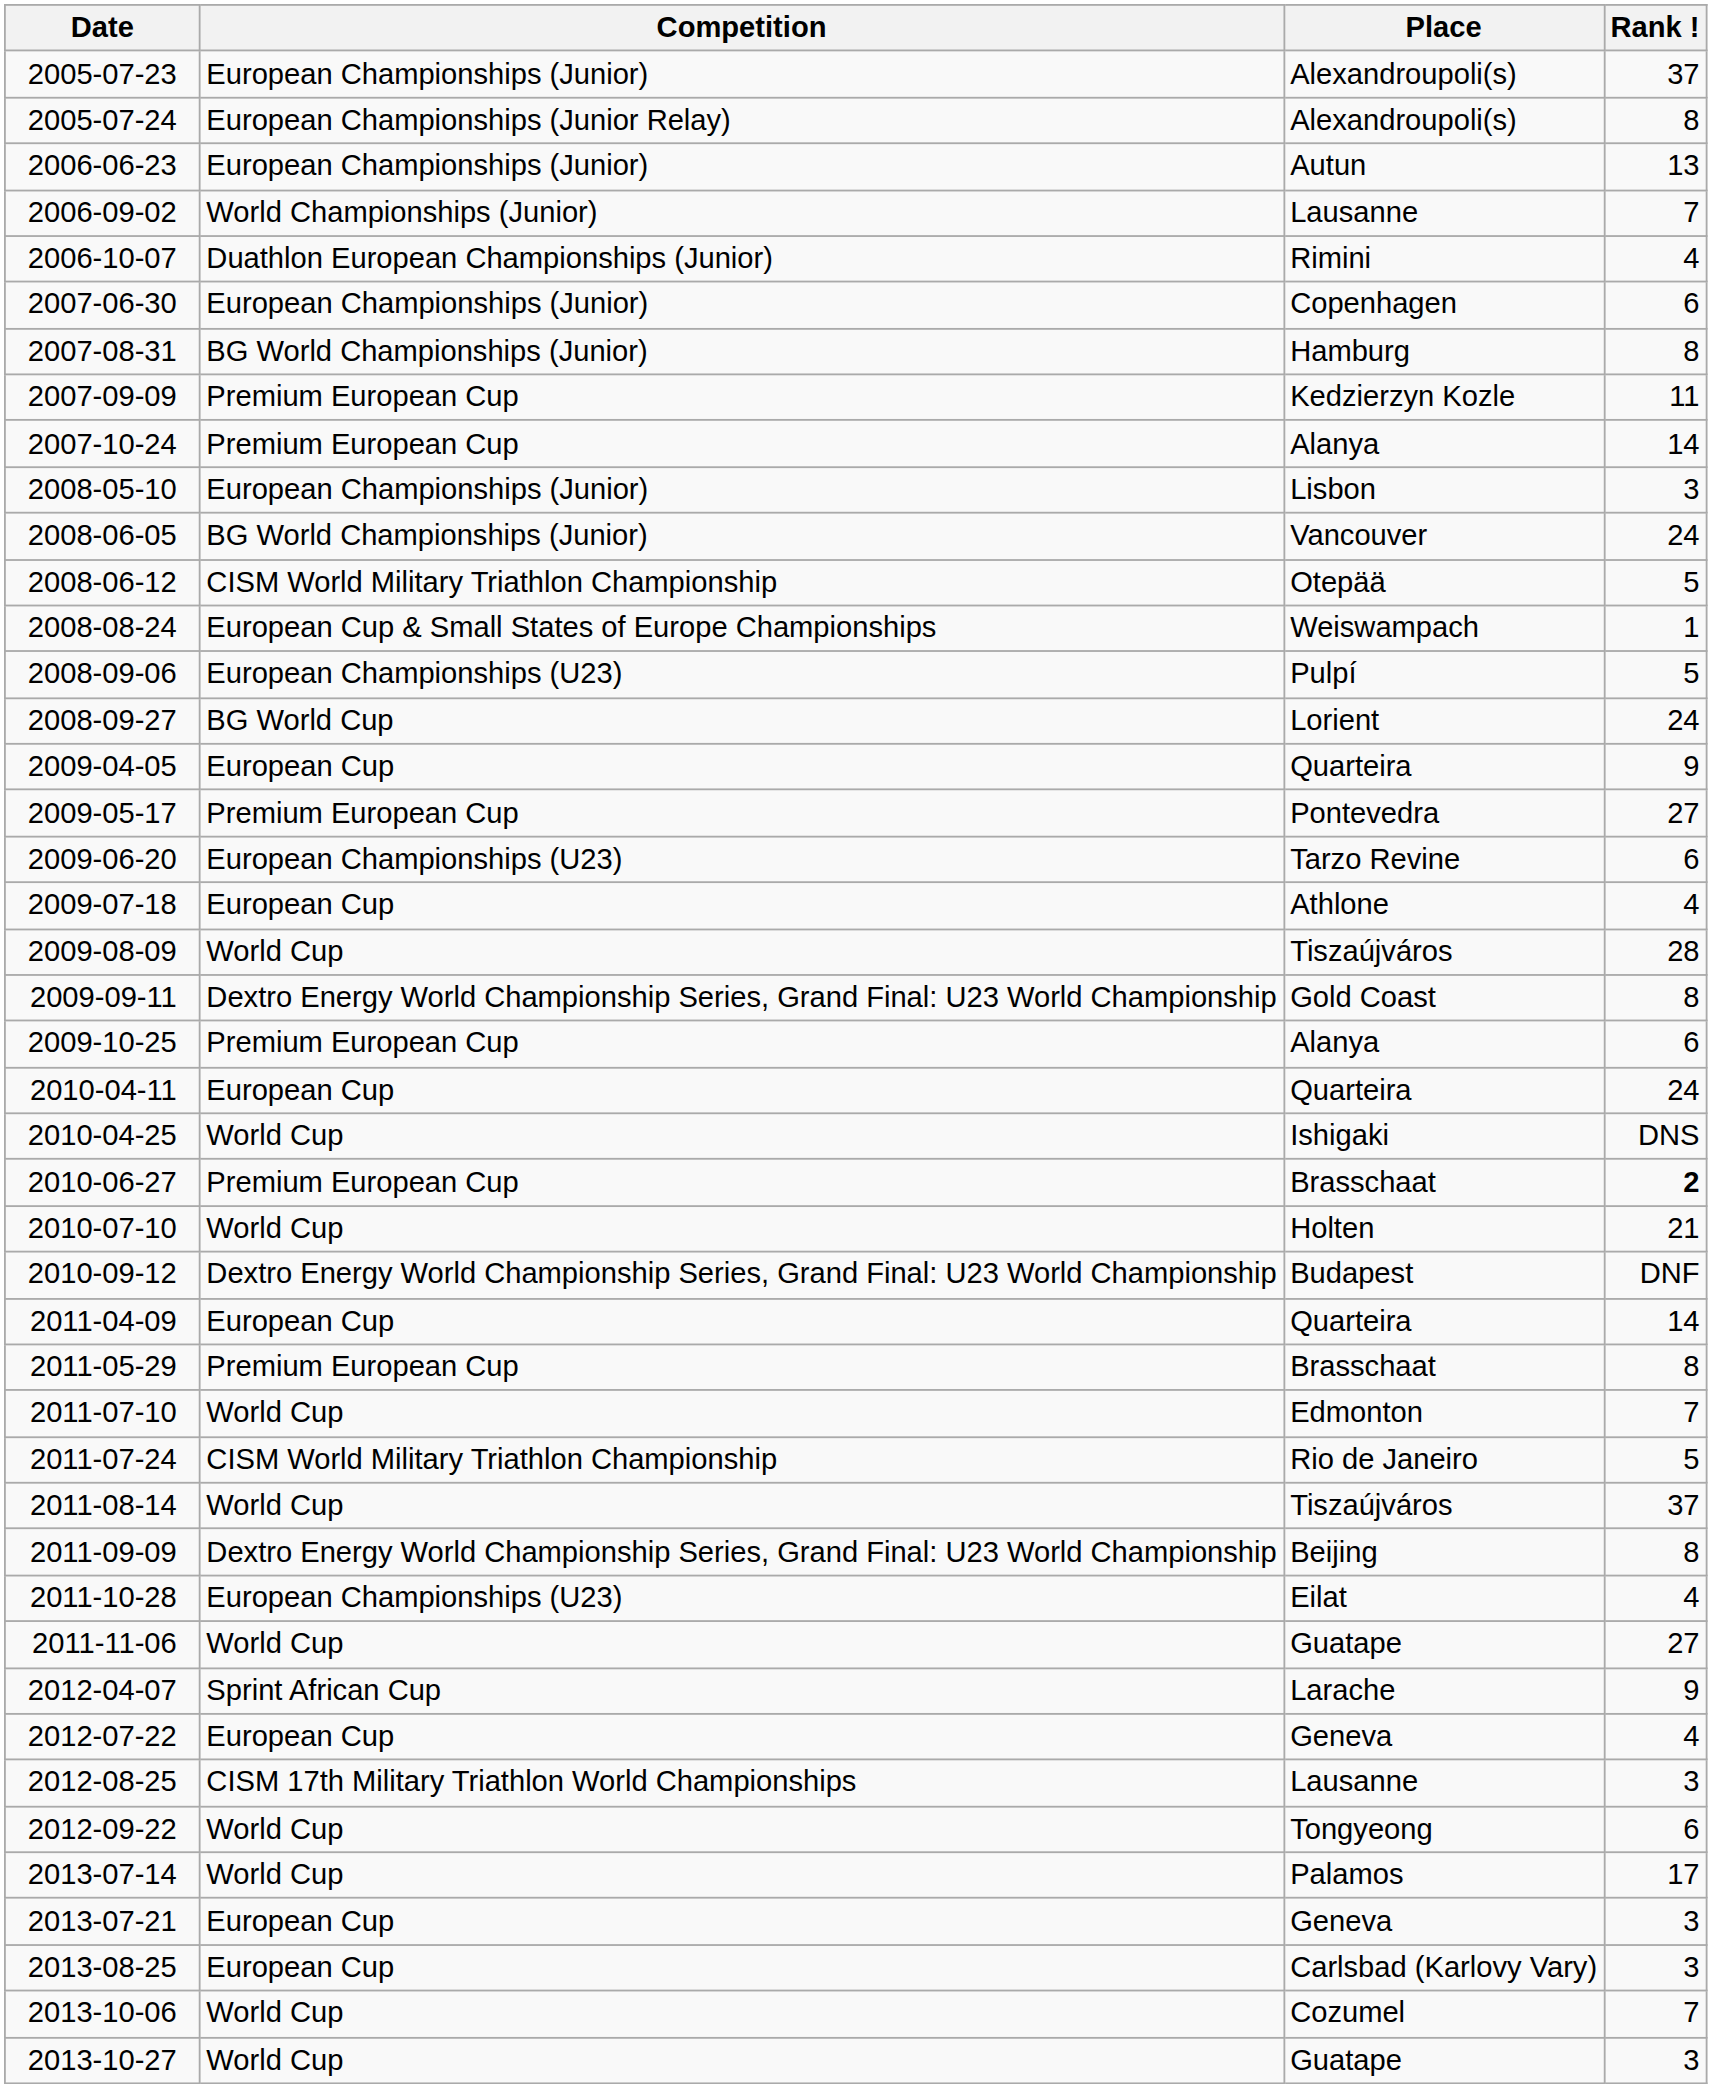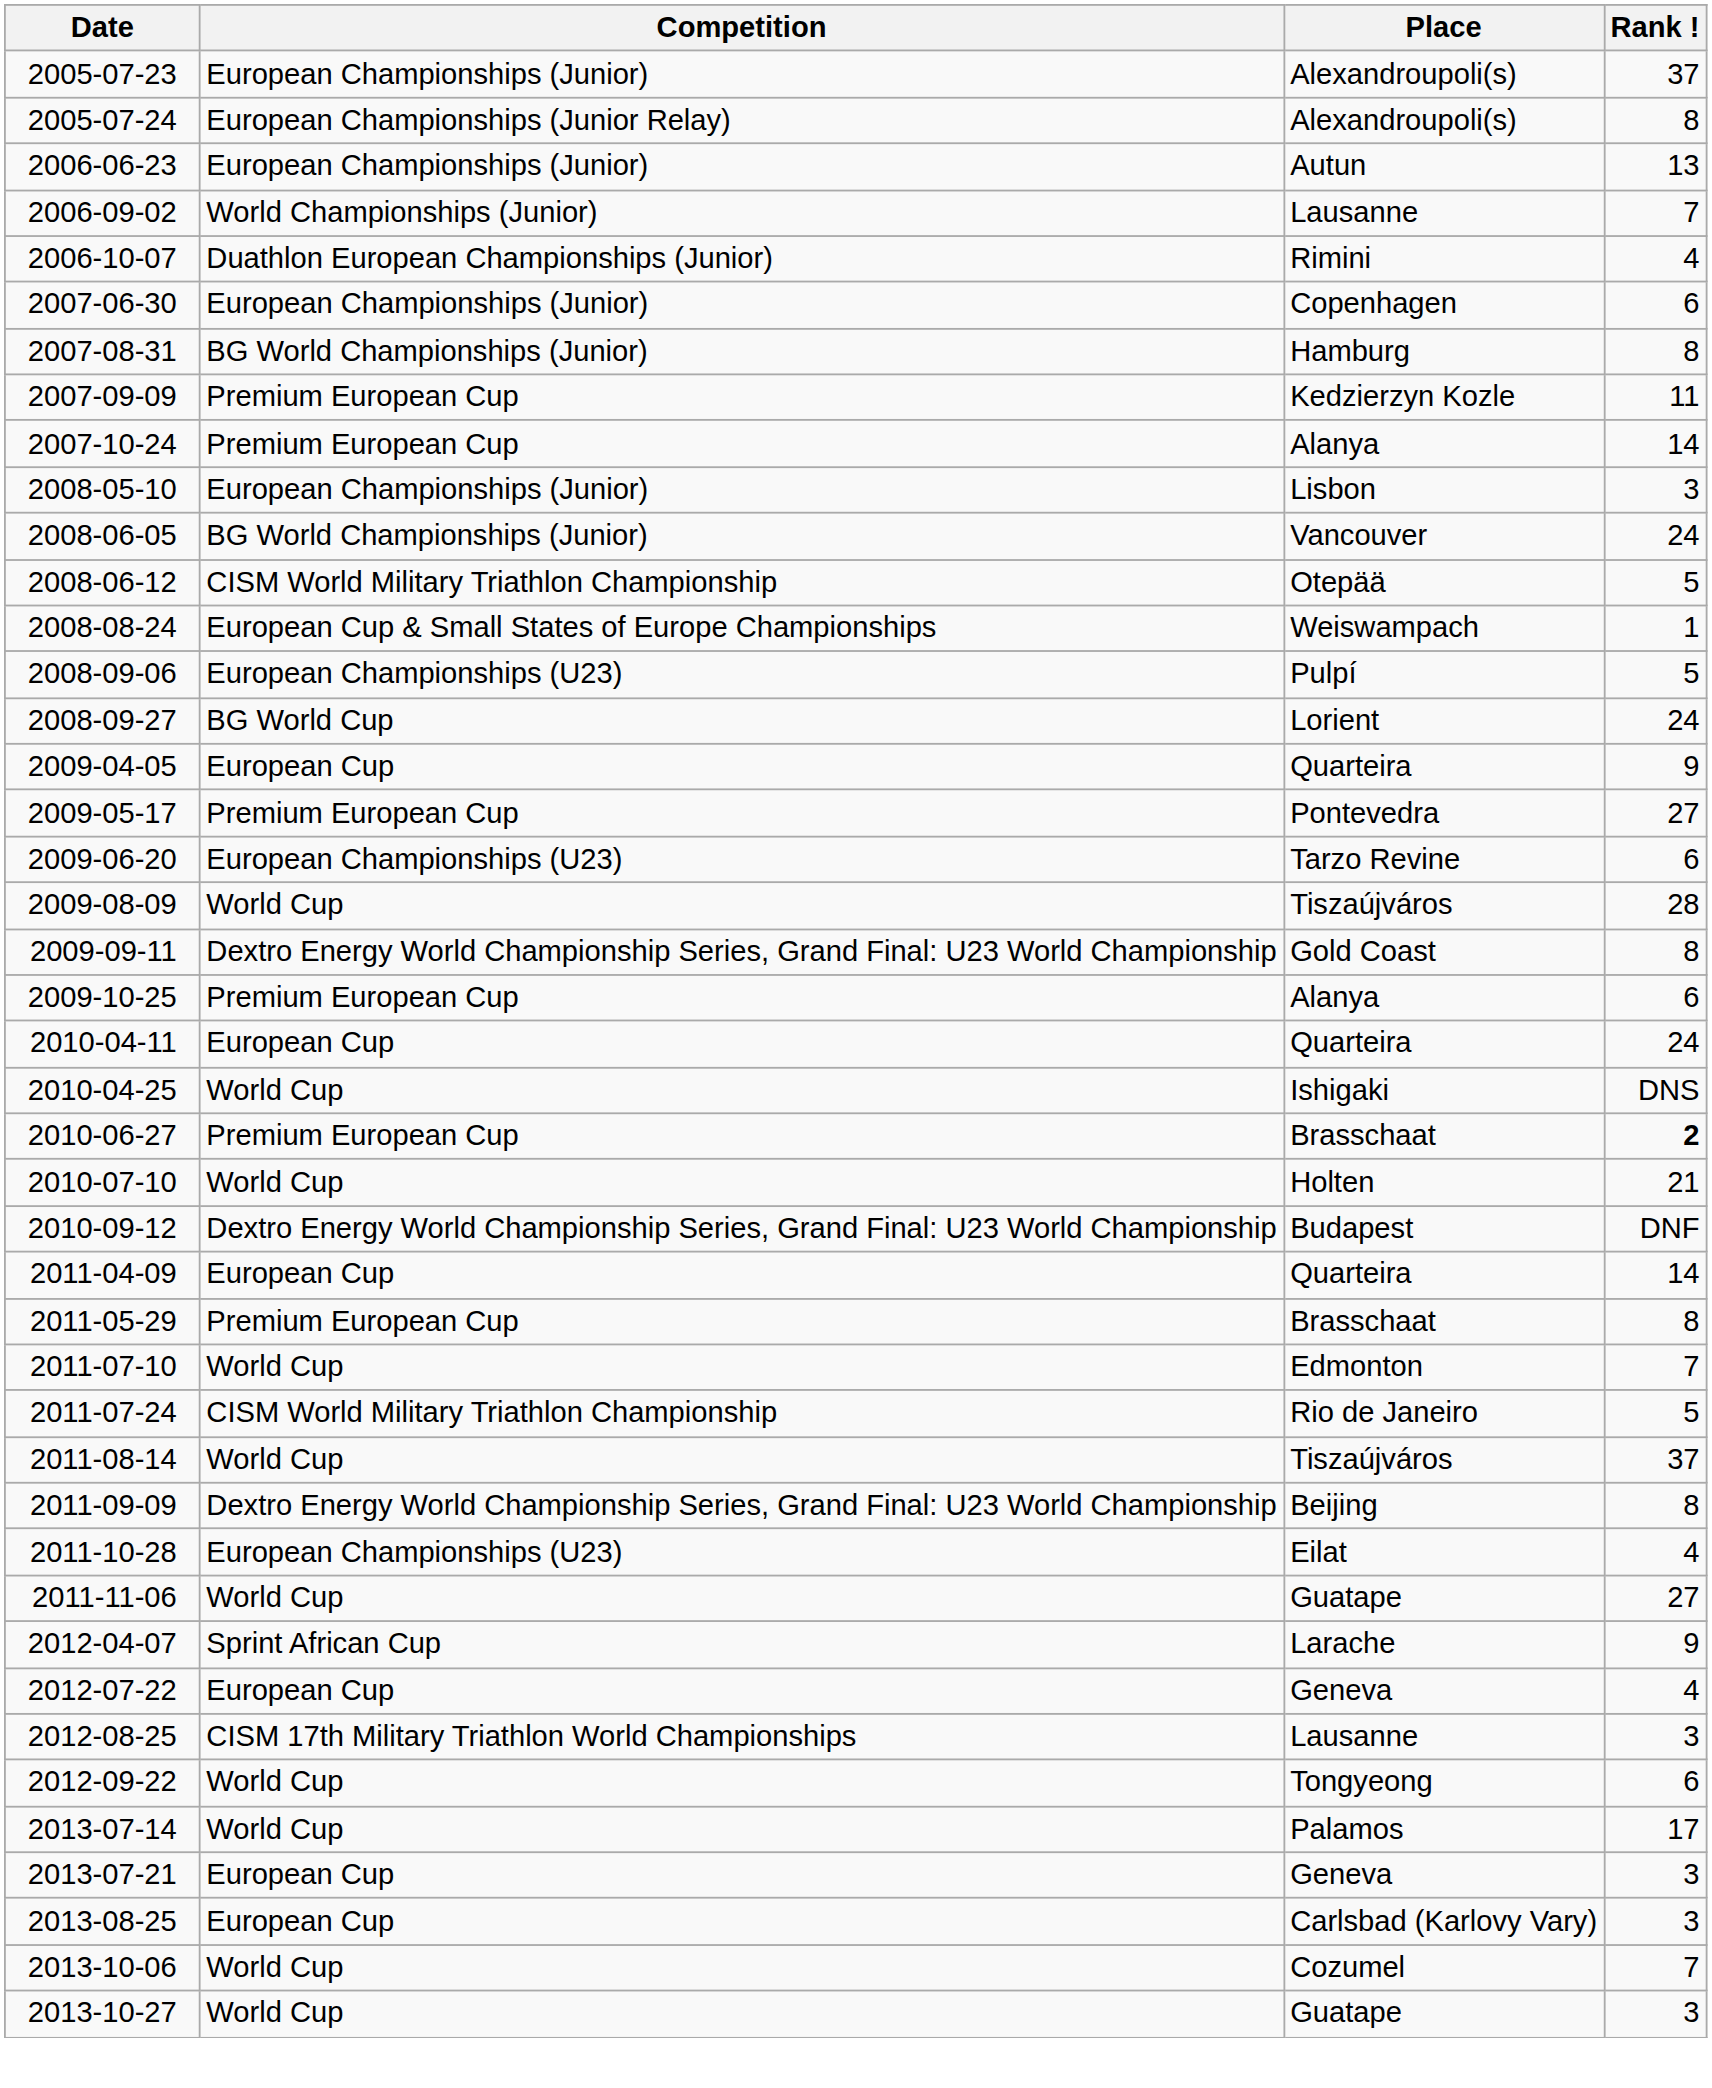- row: (102, 905)
